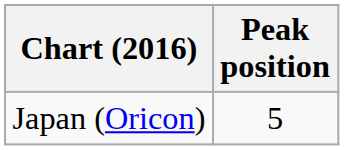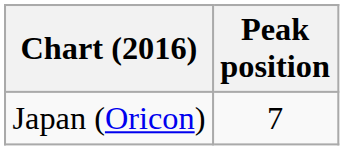(275, 117) 5 -> (275, 117) 7
